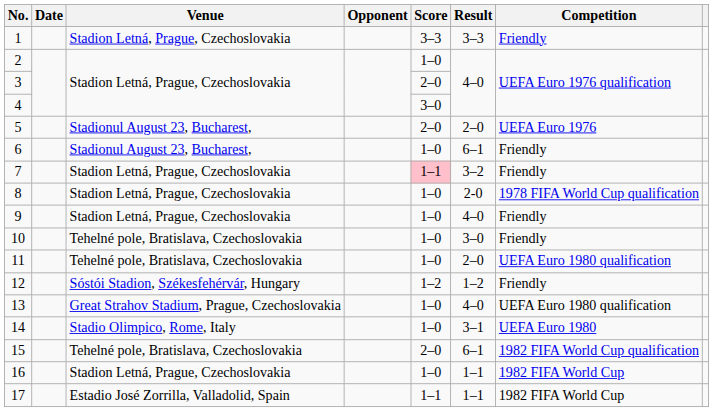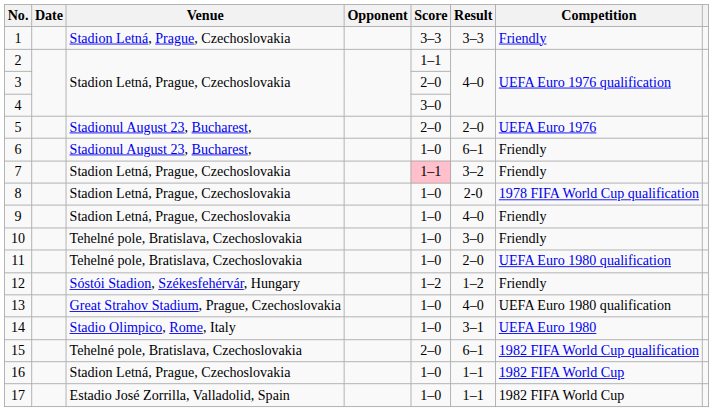(431, 60) 1–0 -> (431, 60) 1–1
(431, 395) 1–1 -> (431, 395) 1–0
